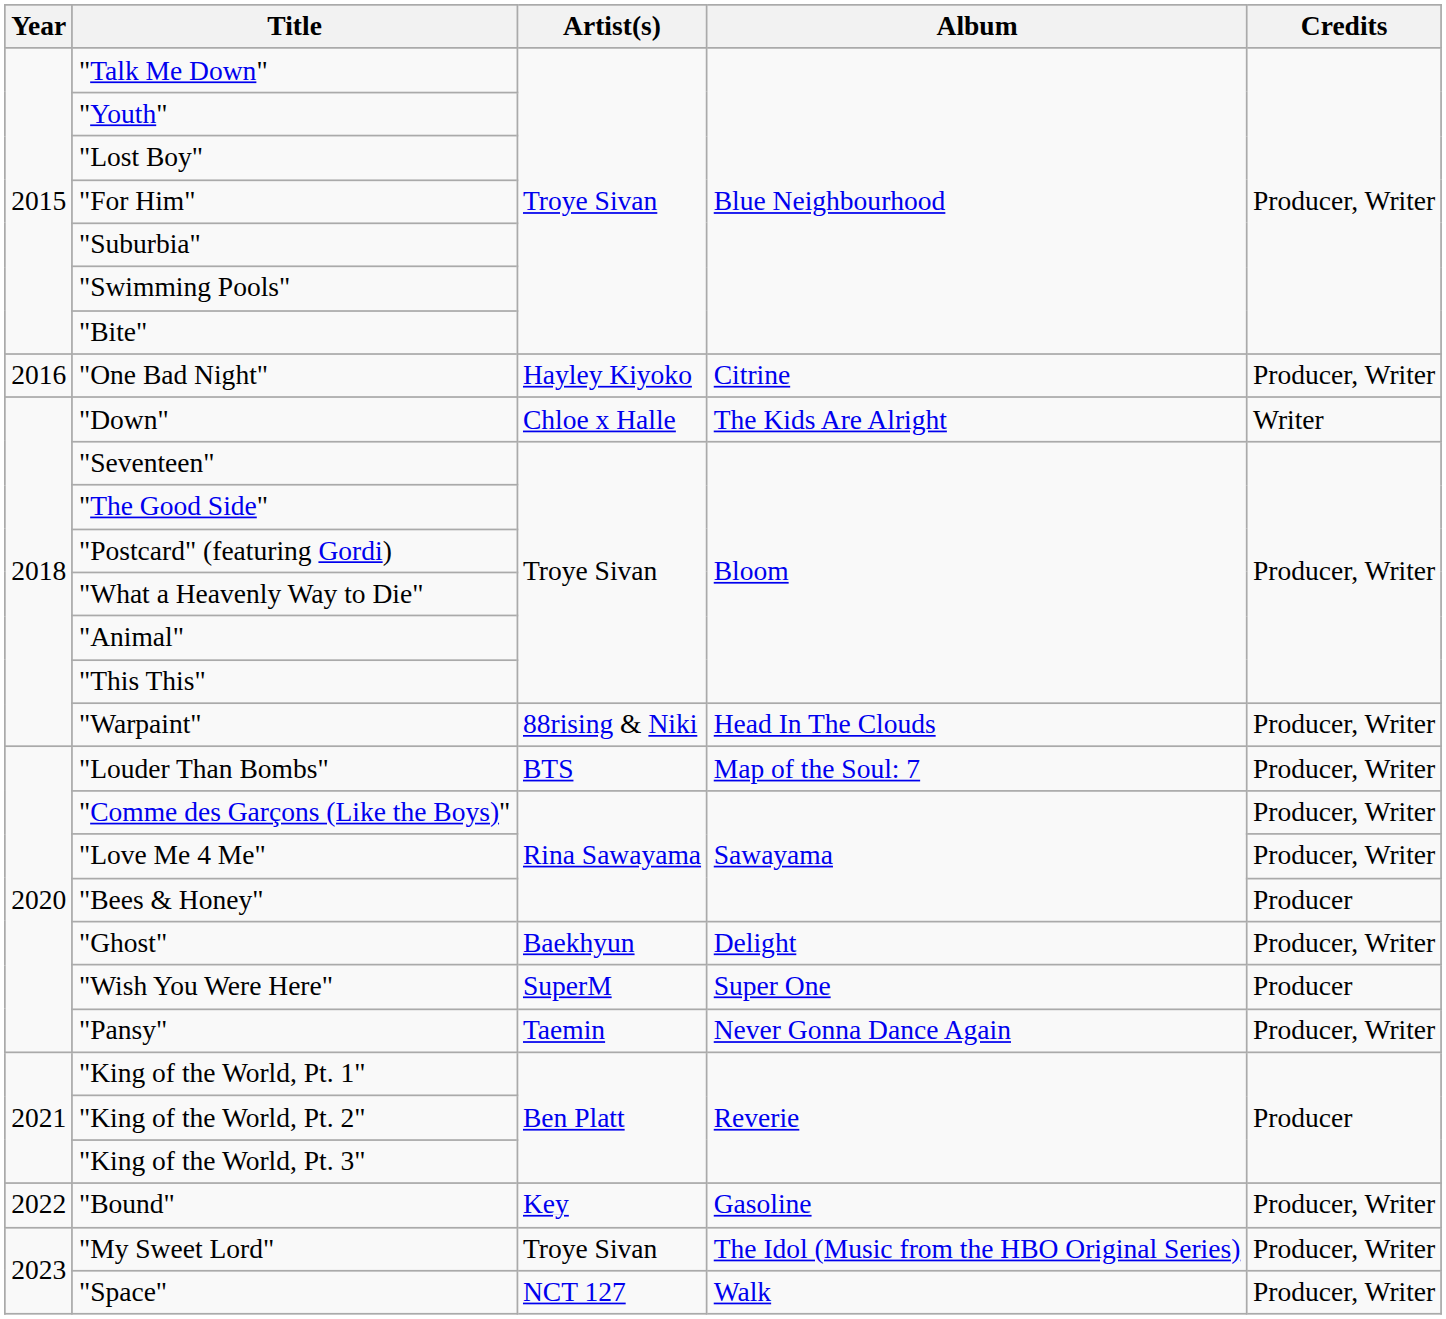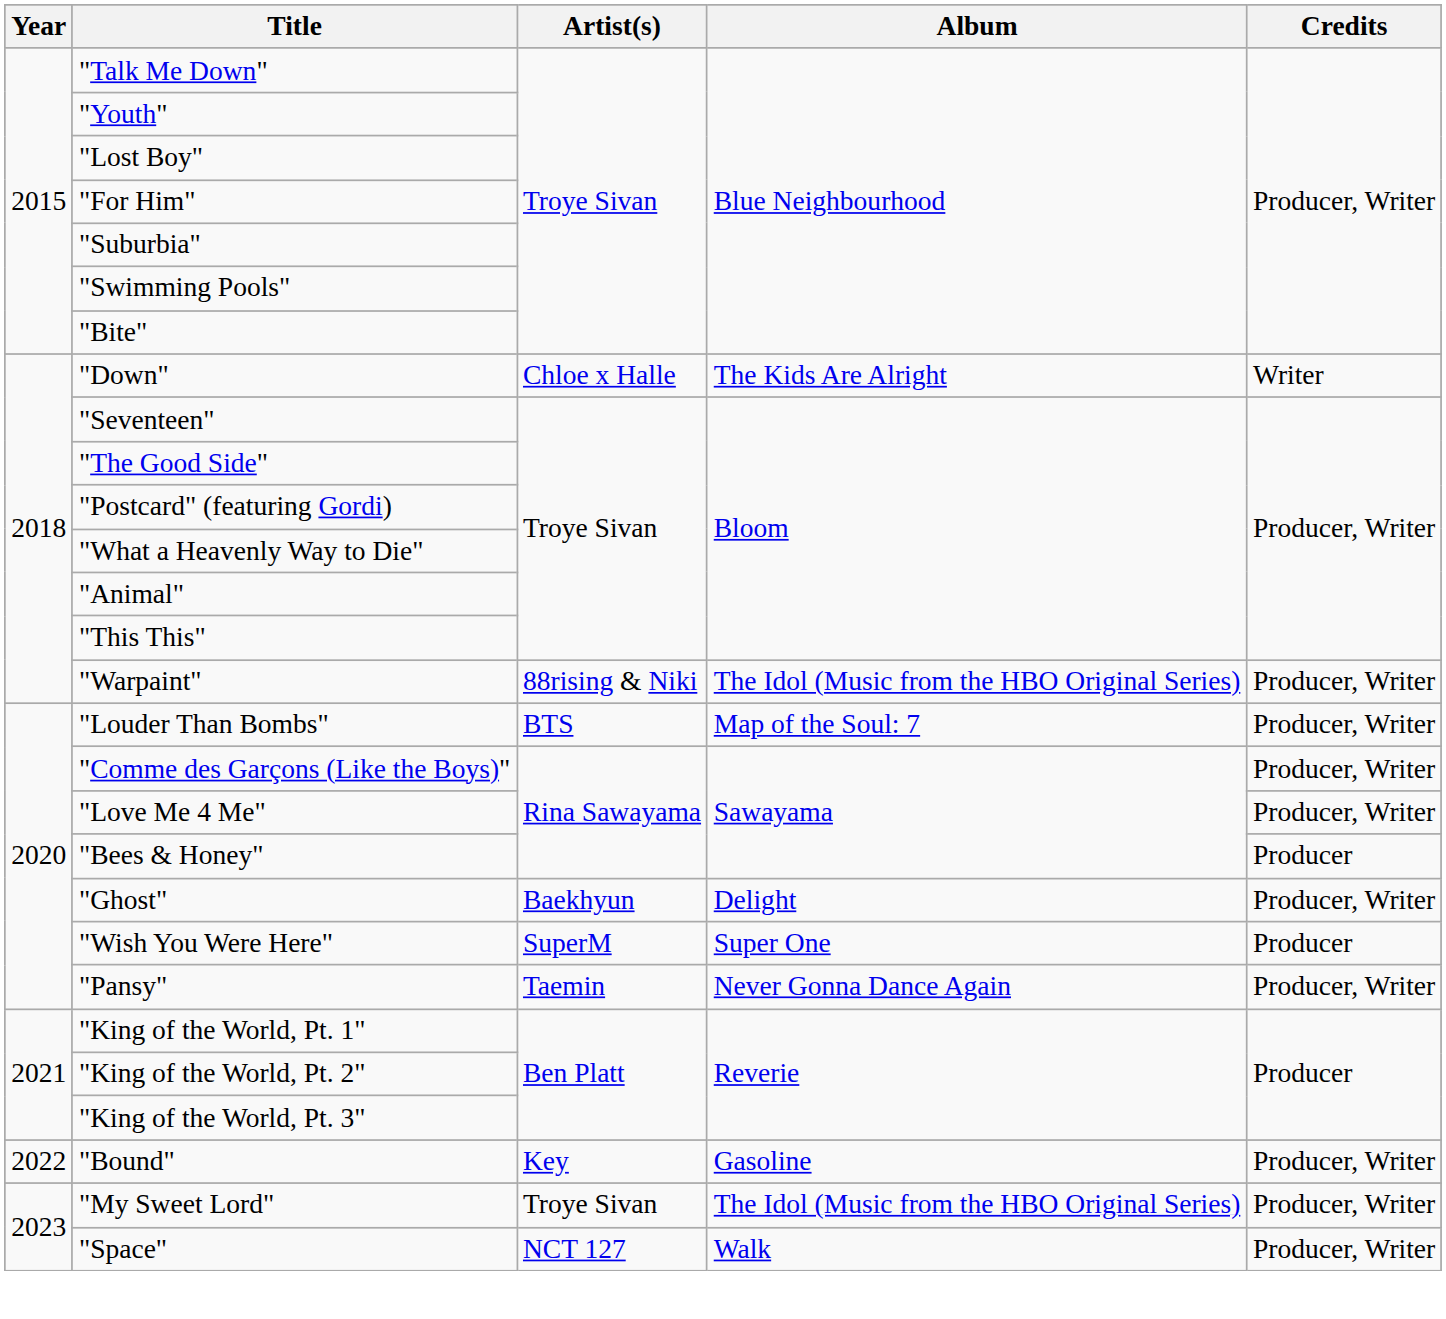- row: (173, 375)
(825, 724) Head In The Clouds -> (977, 680) The Idol (Music from the HBO Original Series)
